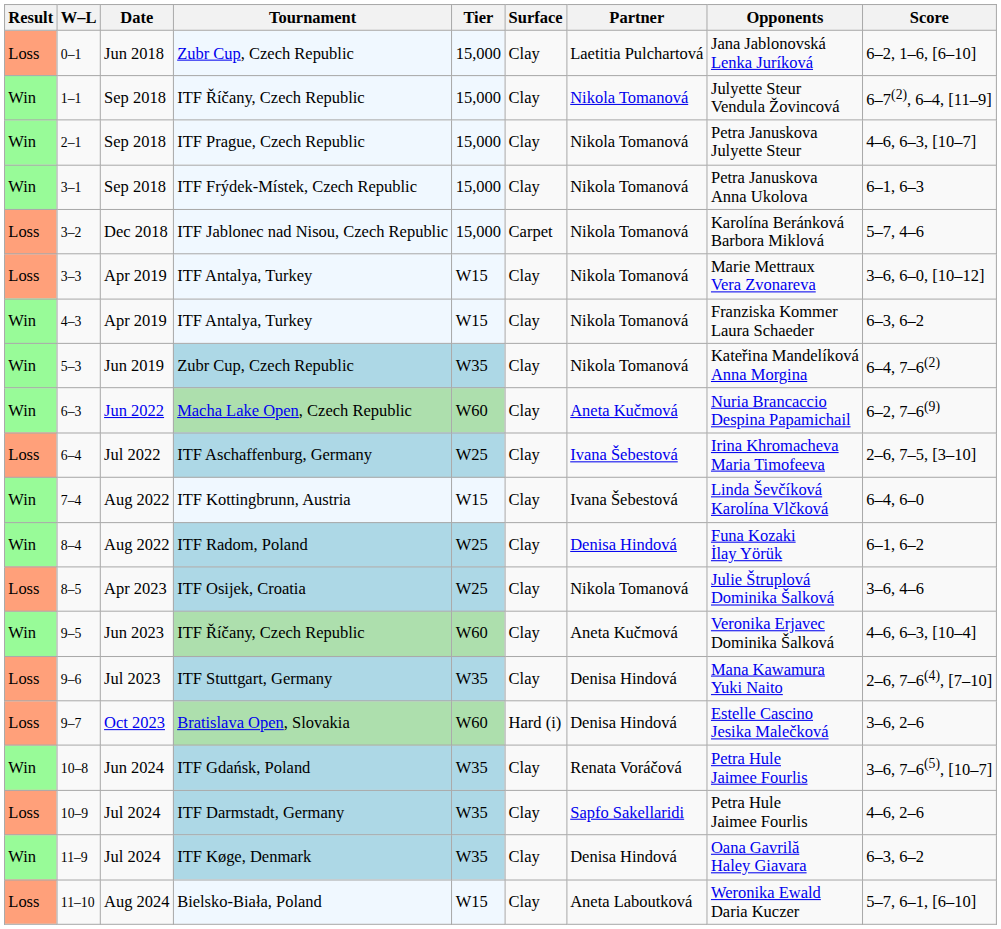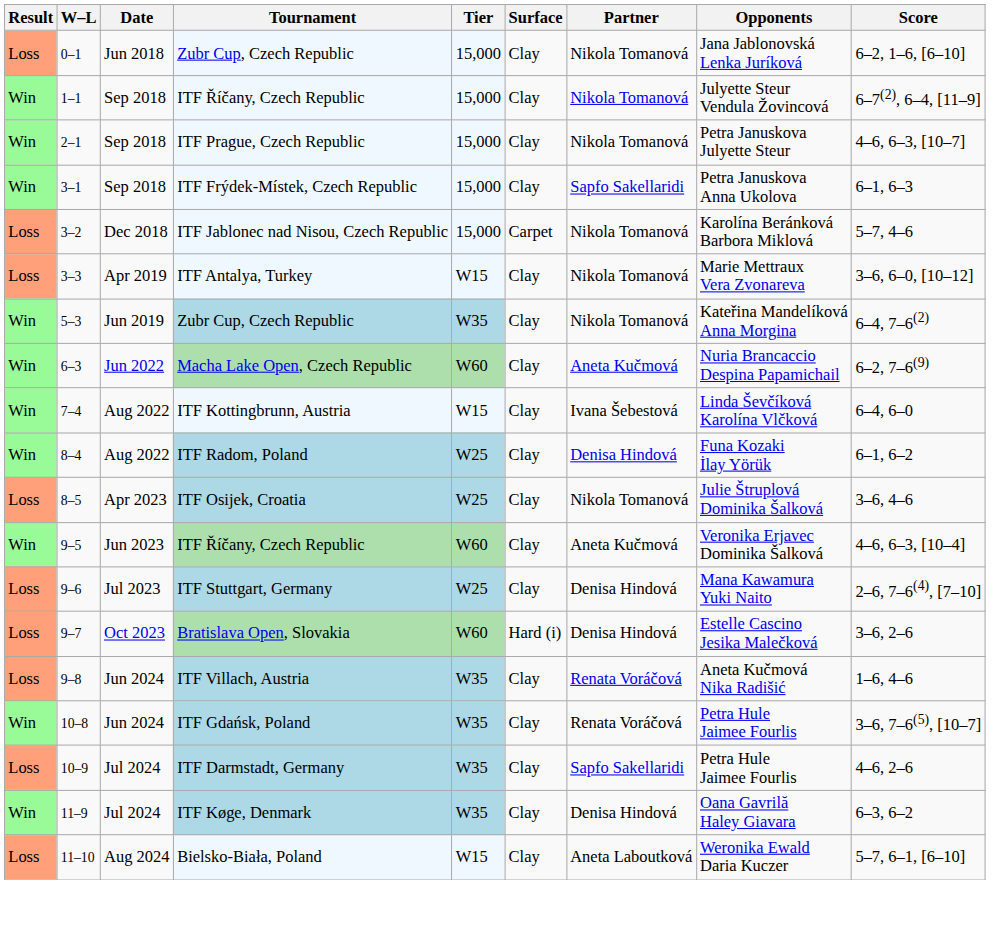(637, 52) Laetitia Pulchartová -> (629, 52) Nikola Tomanová
(629, 187) Nikola Tomanová -> (627, 187) Sapfo Sakellaridi
- row: (71, 322)
- row: (71, 456)
(472, 678) W35 -> (472, 589) W25
+ row: (71, 679)
